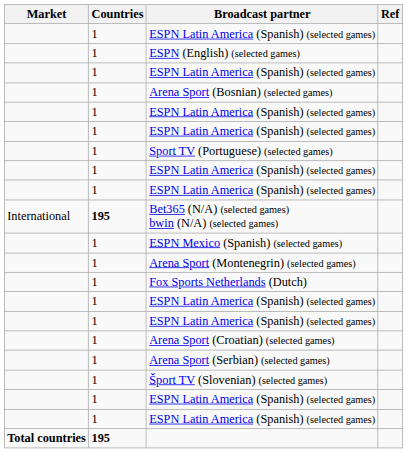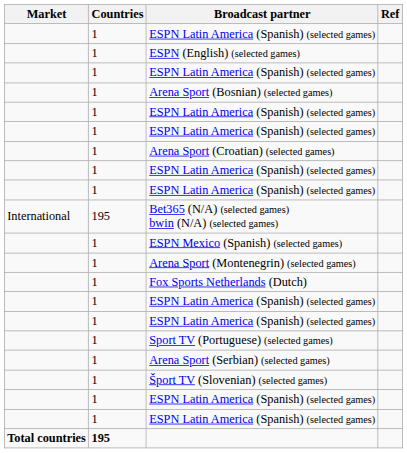rows swapped: (47, 341) <-> (47, 151)
(101, 216) bold -> (101, 216) normal
